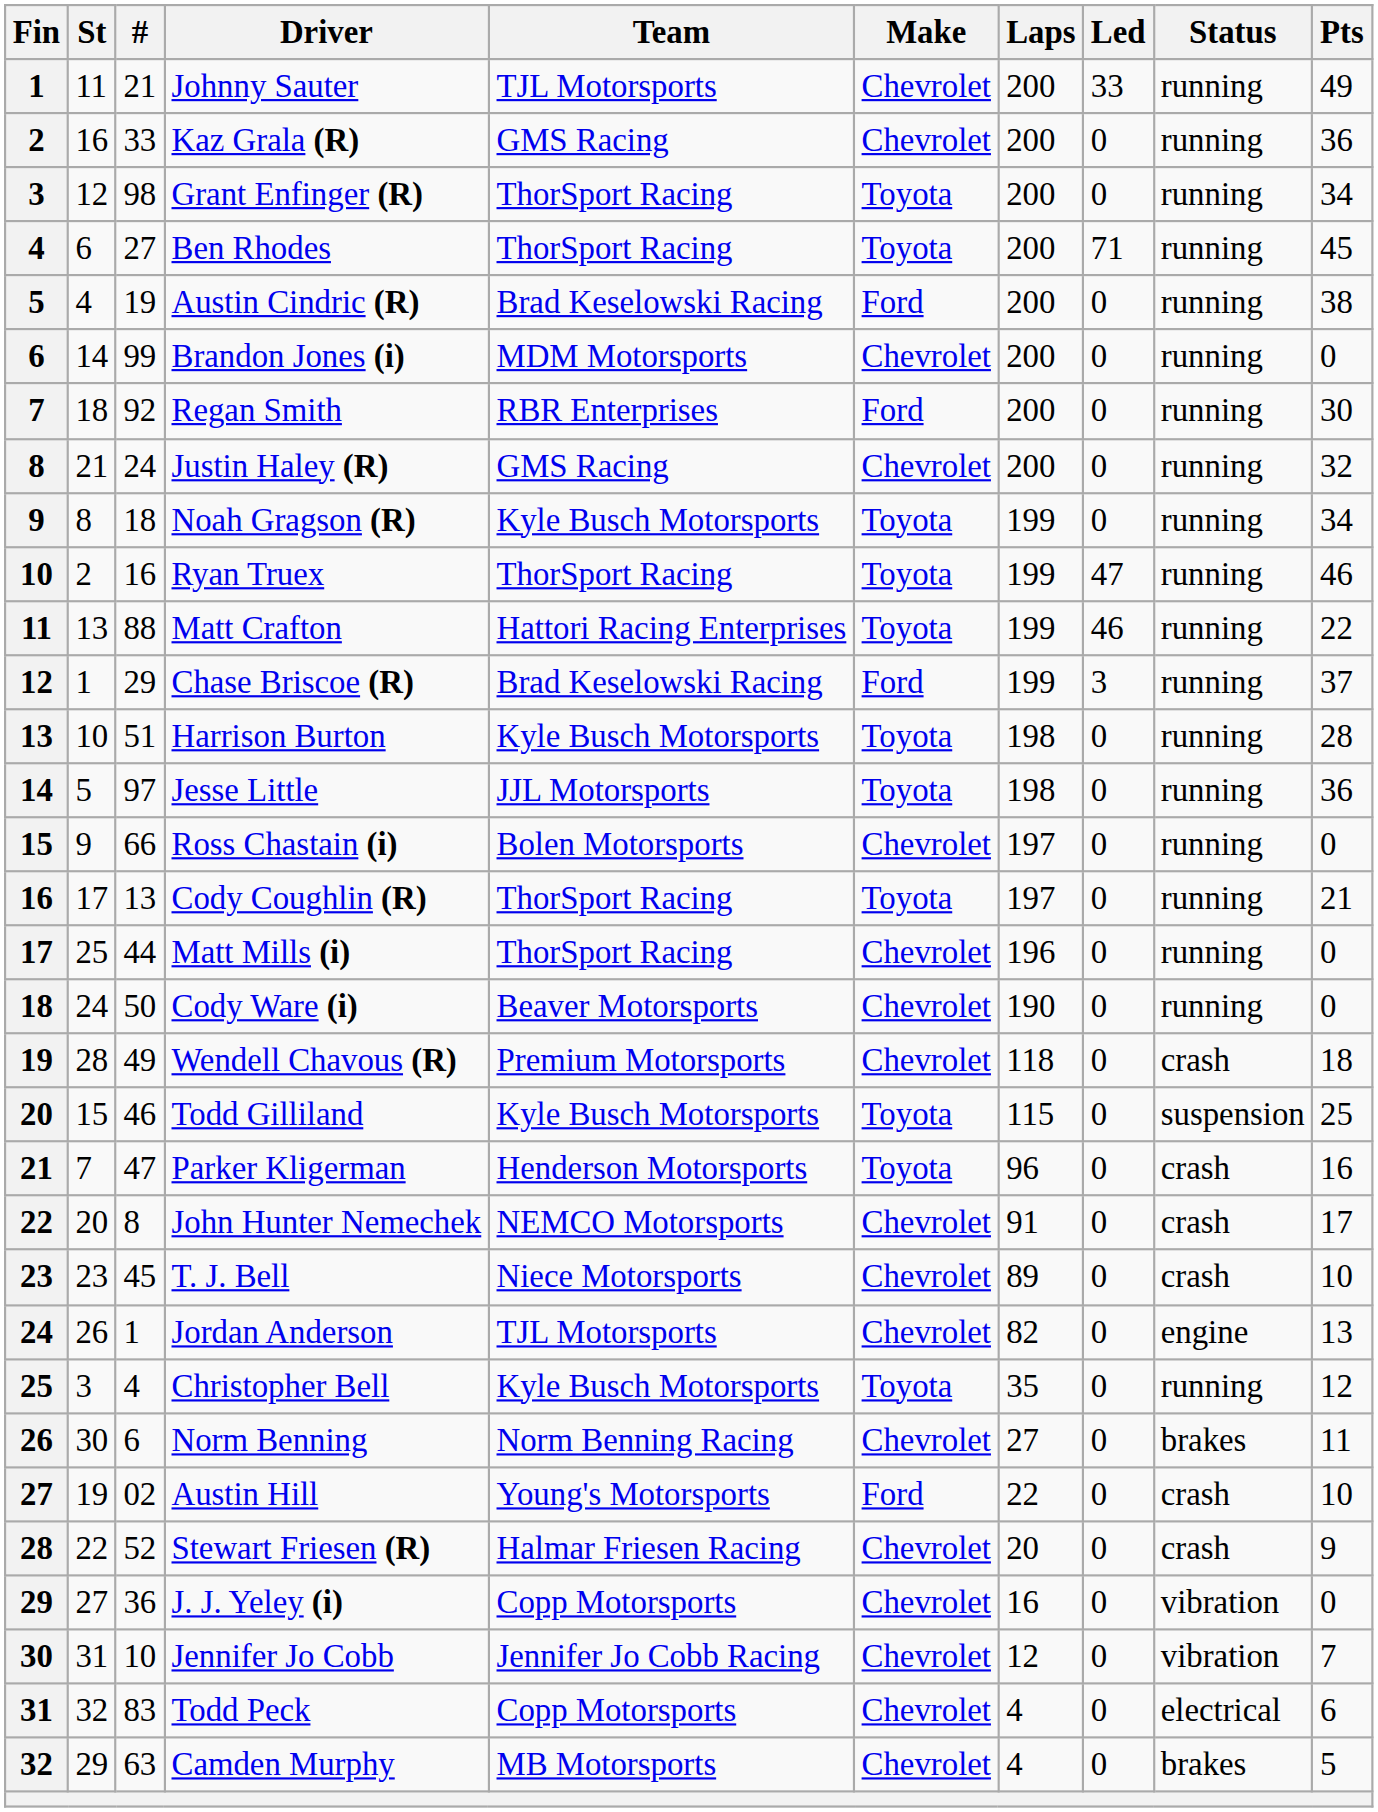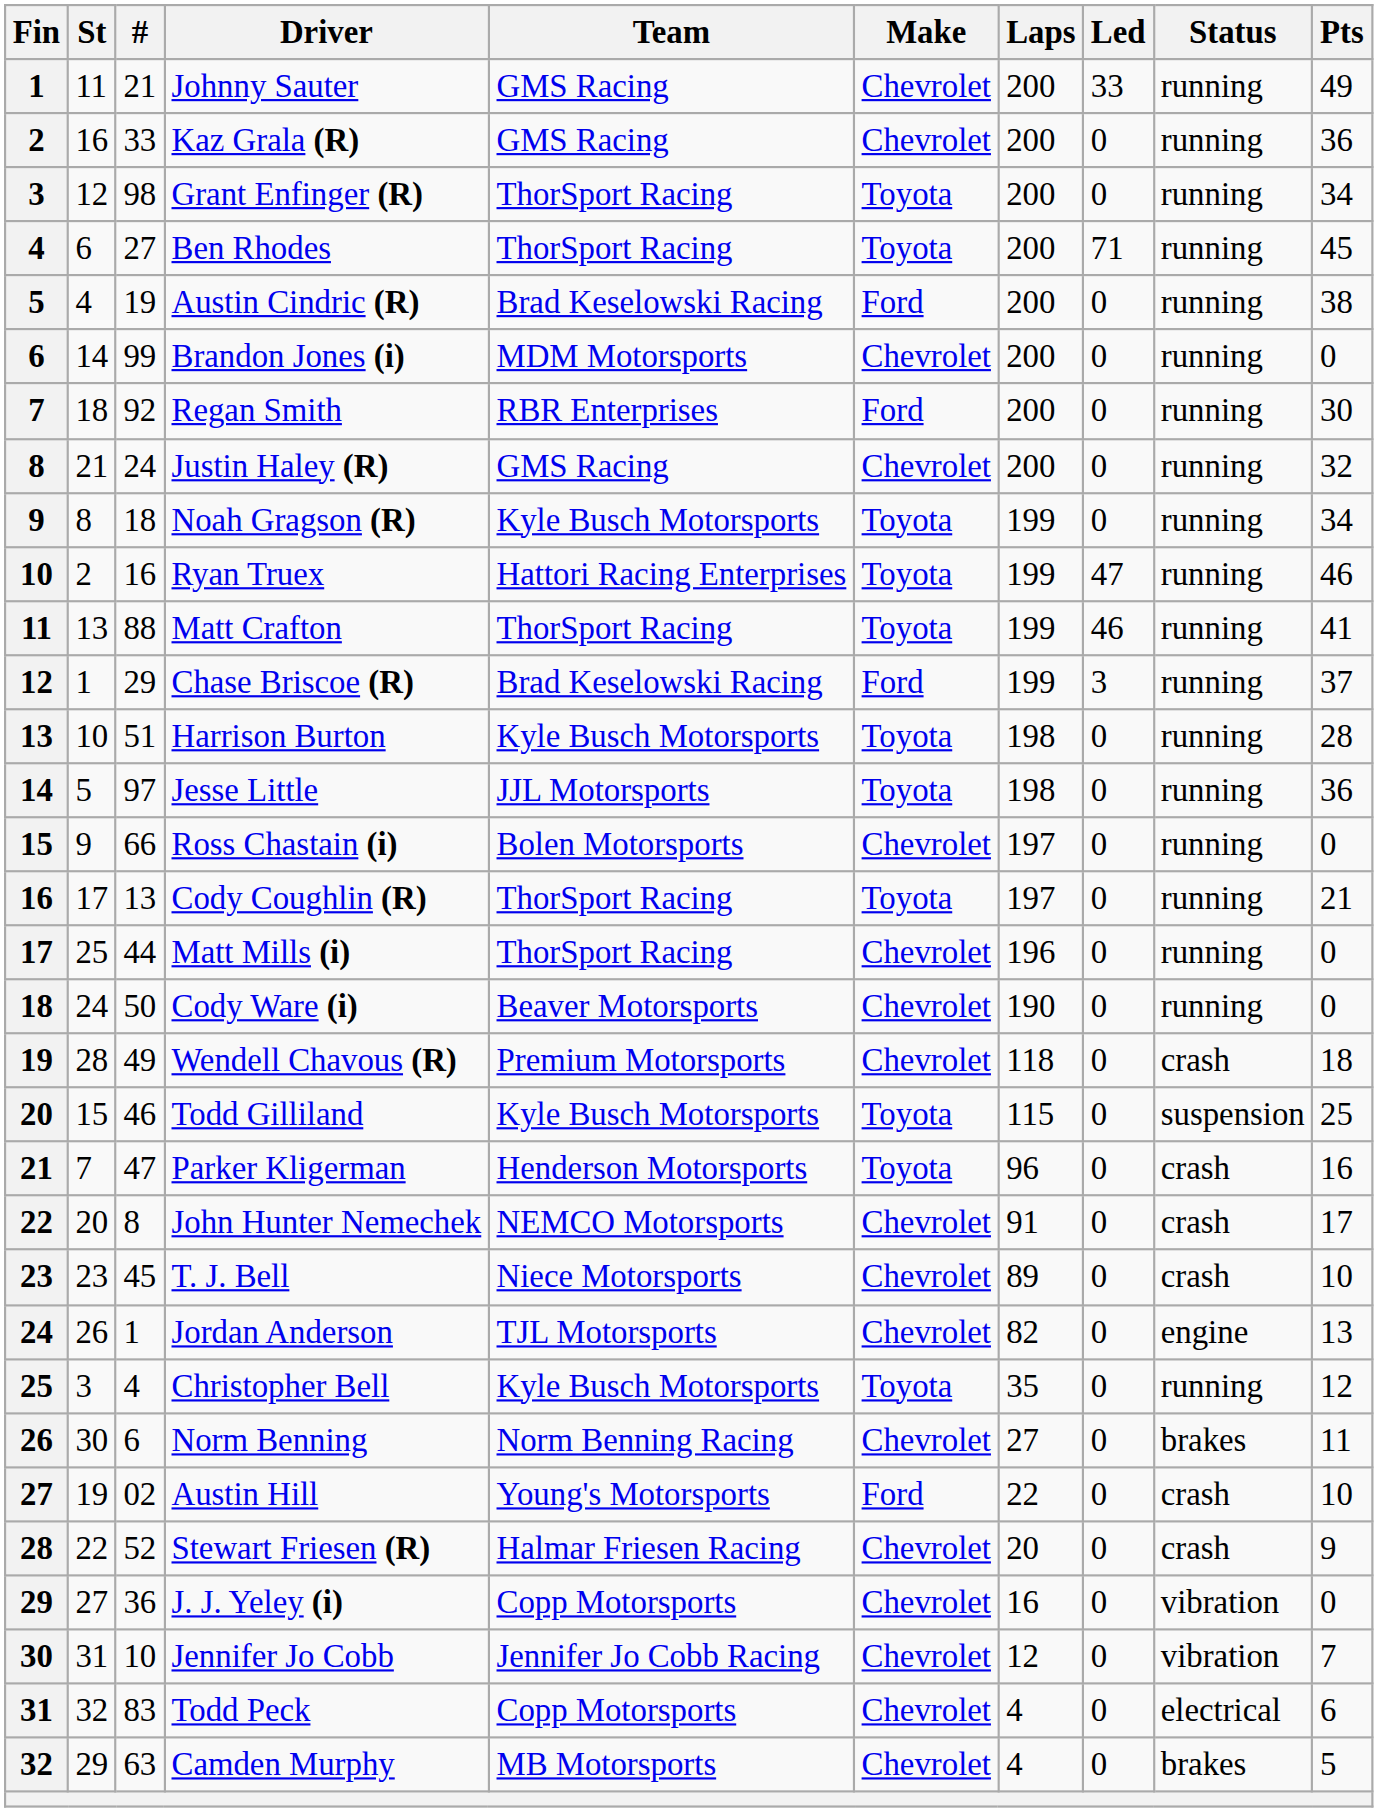(607, 85) TJL Motorsports -> (583, 85) GMS Racing
(615, 573) ThorSport Racing -> (671, 573) Hattori Racing Enterprises
(671, 627) Hattori Racing Enterprises -> (615, 627) ThorSport Racing
(1336, 627) 22 -> (1336, 627) 41
